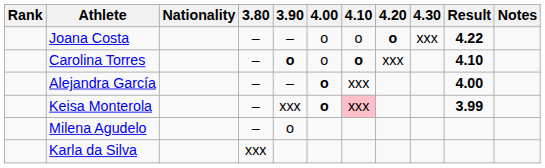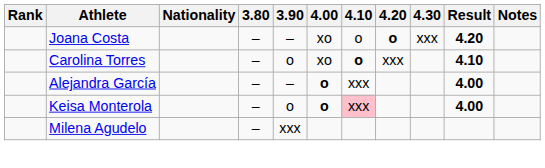(324, 38) o -> (324, 38) xo
(469, 38) 4.22 -> (469, 38) 4.20
(290, 60) bold -> (290, 60) normal
(324, 60) o -> (324, 60) xo
(290, 106) xxx -> (290, 106) o
(469, 106) 3.99 -> (469, 106) 4.00
(290, 128) o -> (290, 128) xxx
- row: (93, 151)
